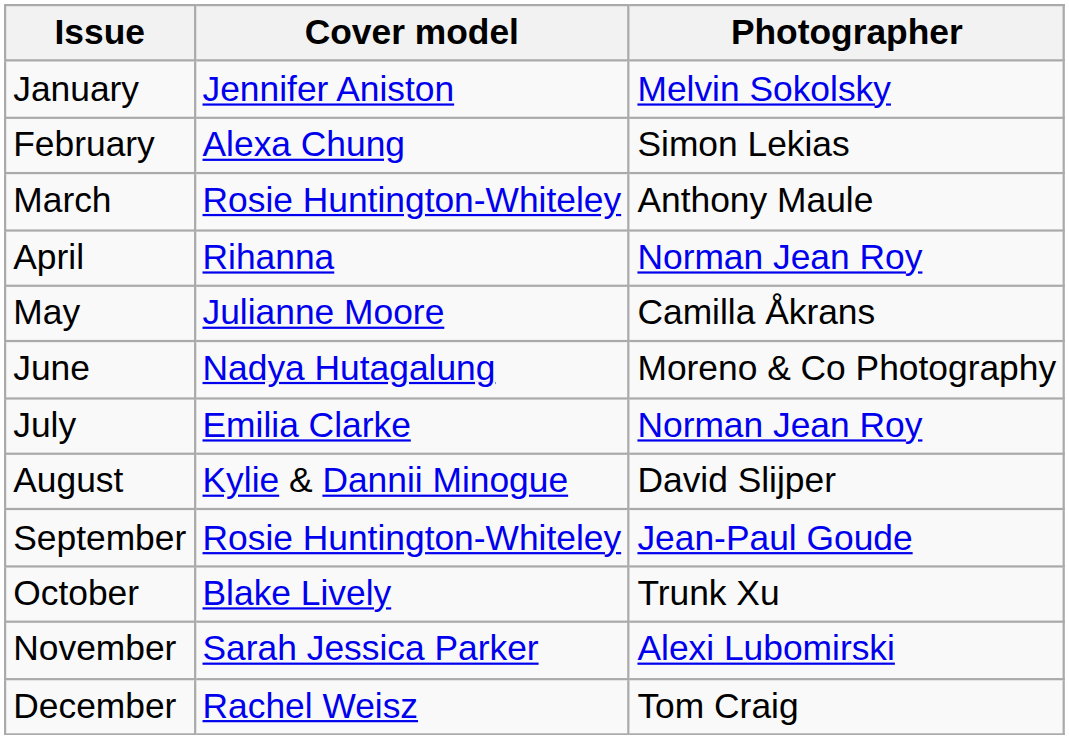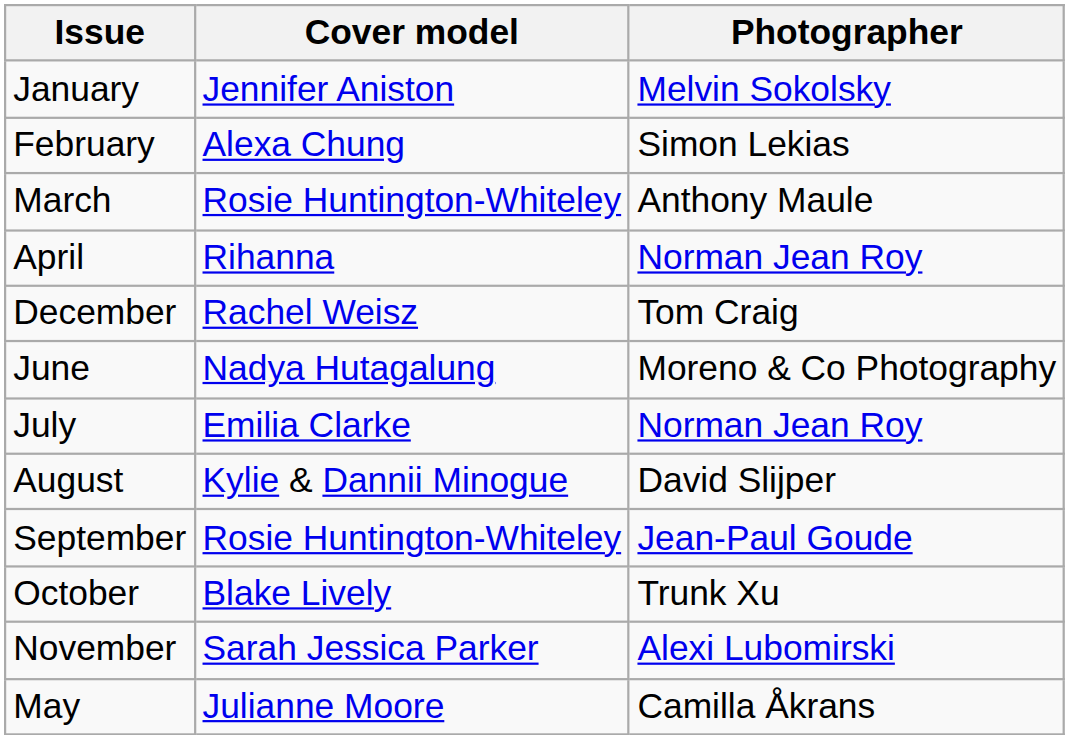rows swapped: (47, 312) <-> (95, 705)
